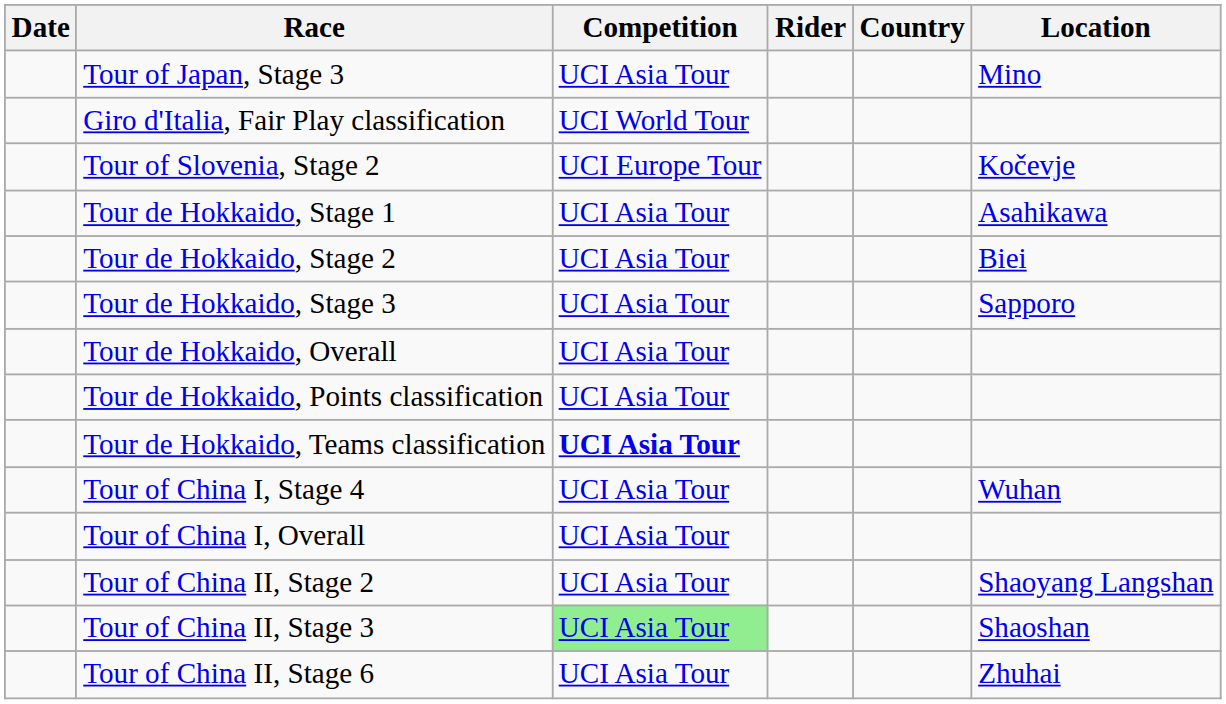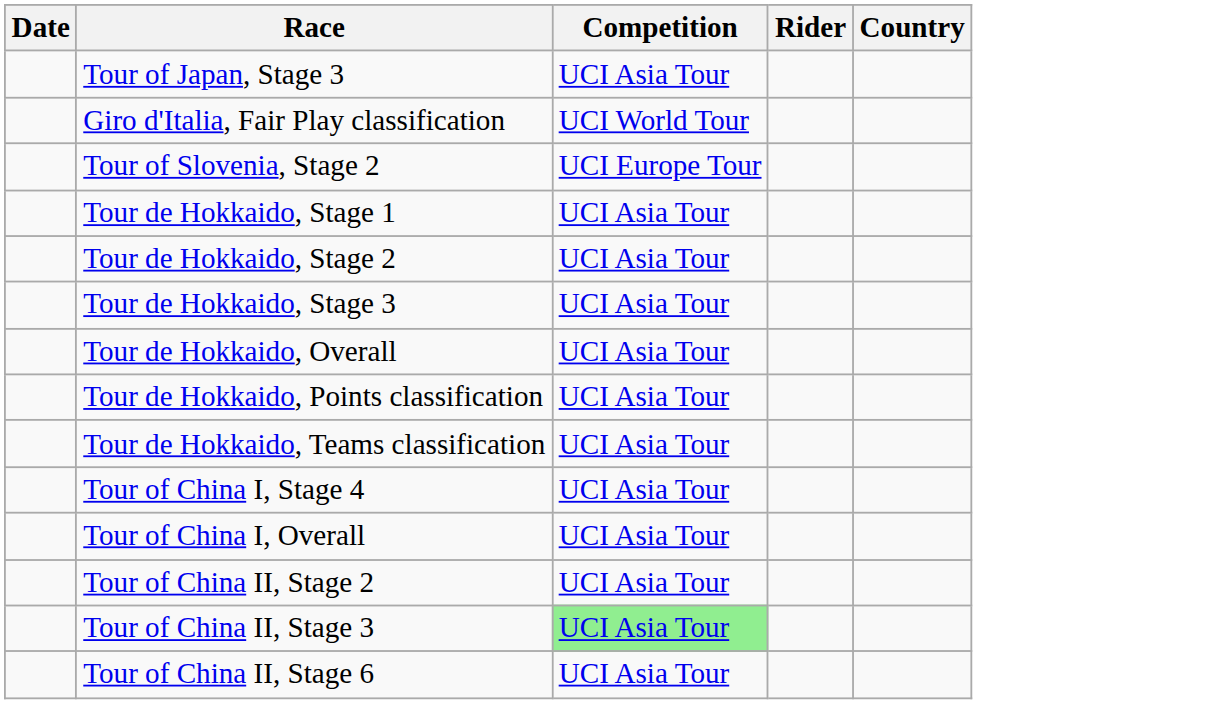- column: (1096, 27)
(649, 443) bold -> (644, 443) normal
